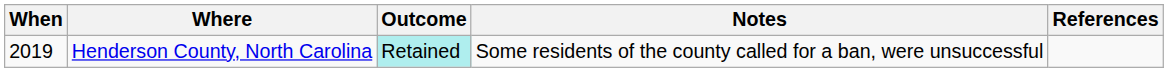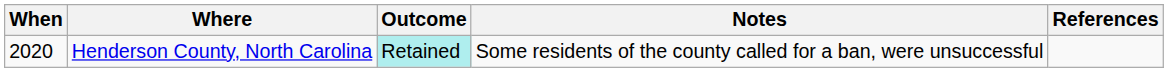(31, 51) 2019 -> (31, 51) 2020
